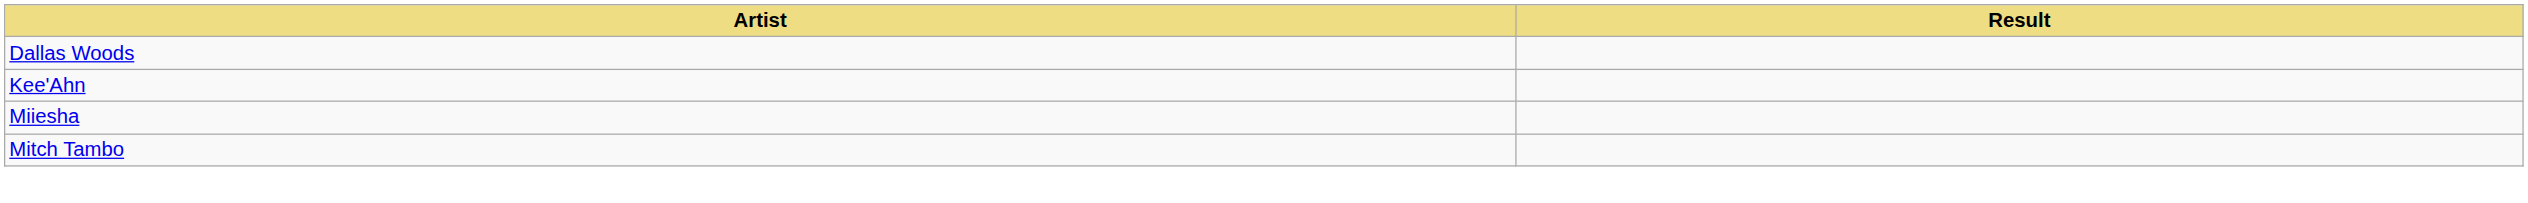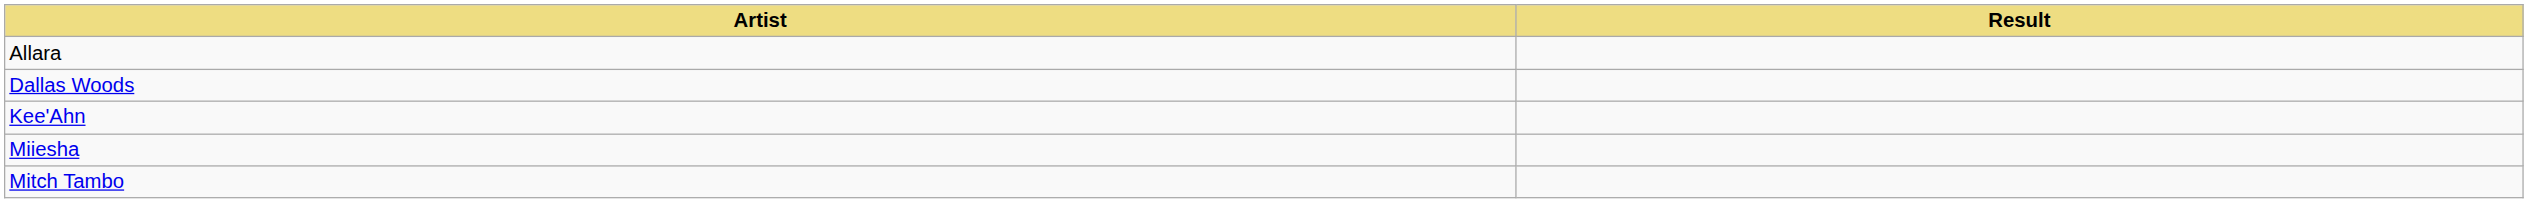+ row: (35, 52)
